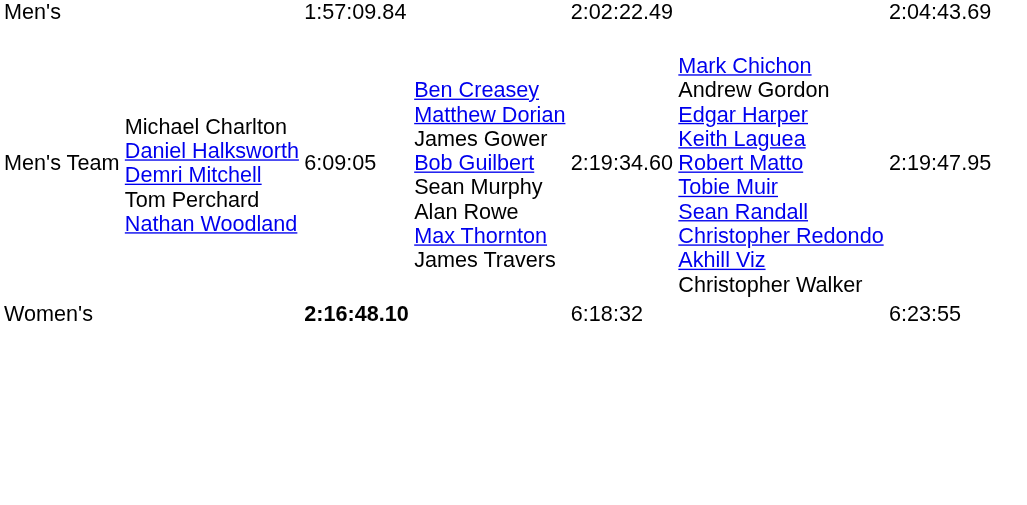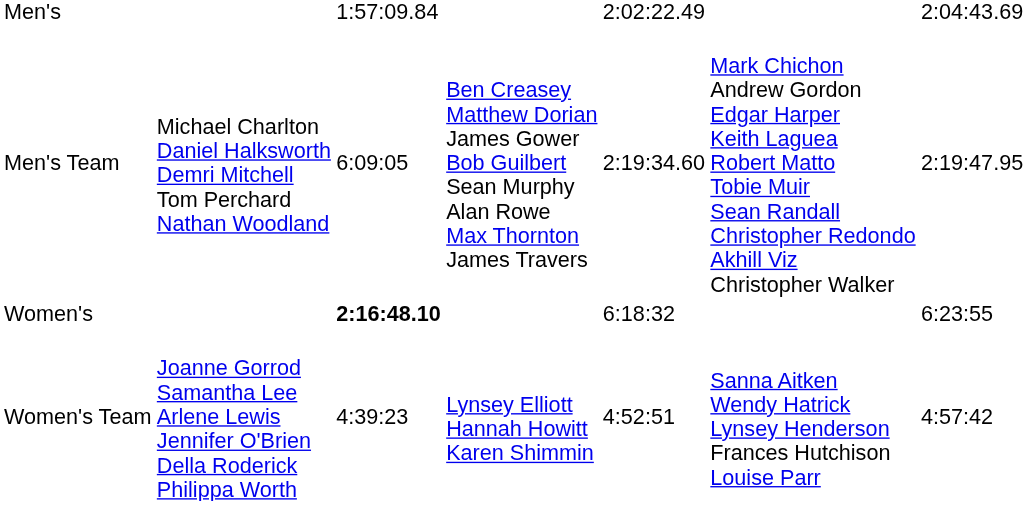+ row: (78, 417)
